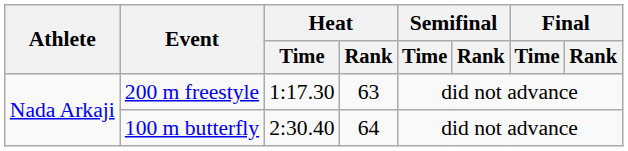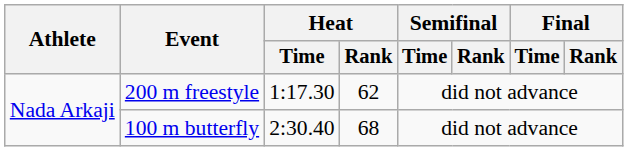(368, 92) 63 -> (368, 92) 62
(368, 127) 64 -> (368, 127) 68
